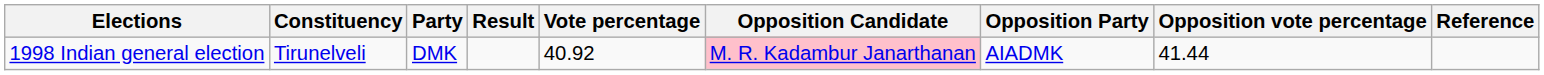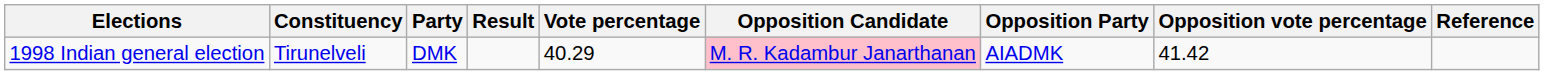(569, 53) 40.92 -> (569, 53) 40.29
(1184, 53) 41.44 -> (1184, 53) 41.42
